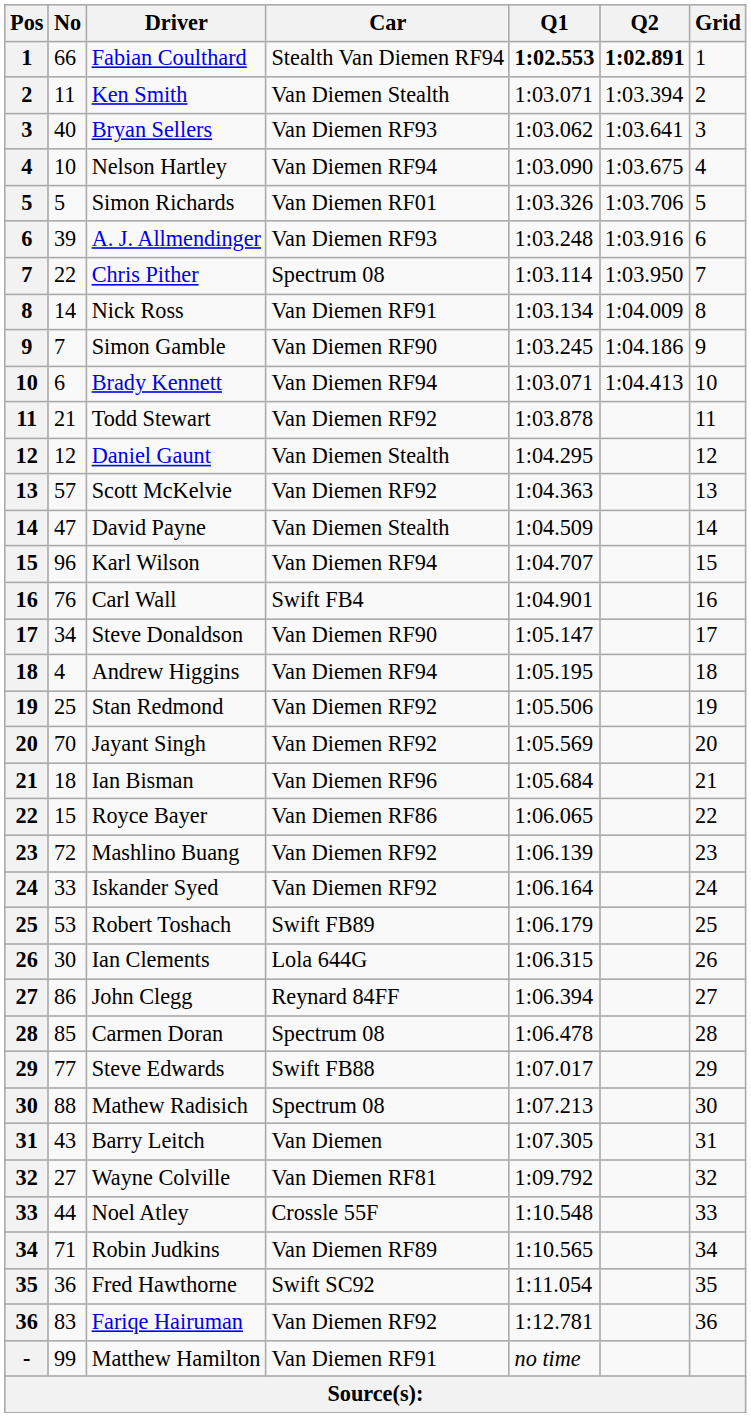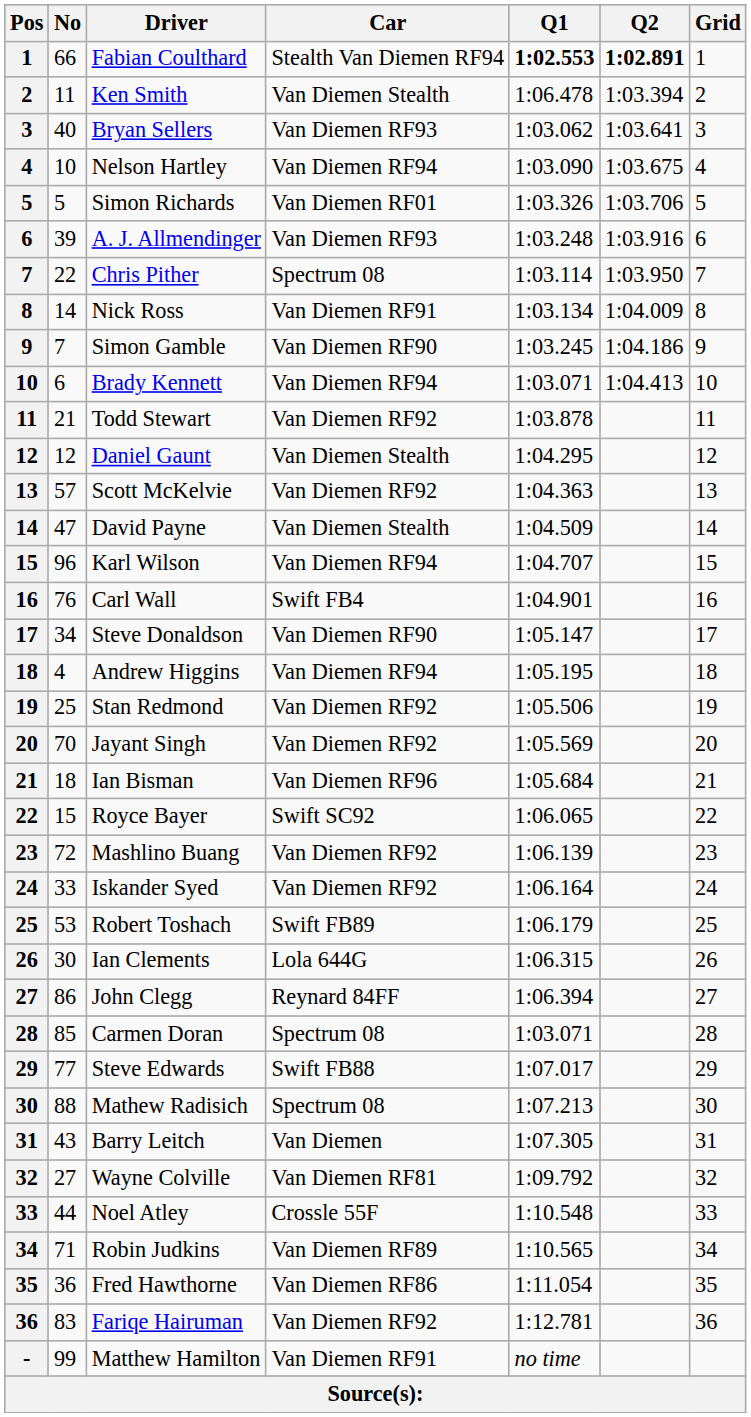(554, 94) 1:03.071 -> (554, 94) 1:06.478
(354, 816) Van Diemen RF86 -> (323, 816) Swift SC92
(554, 1033) 1:06.478 -> (554, 1033) 1:03.071
(323, 1285) Swift SC92 -> (354, 1285) Van Diemen RF86
